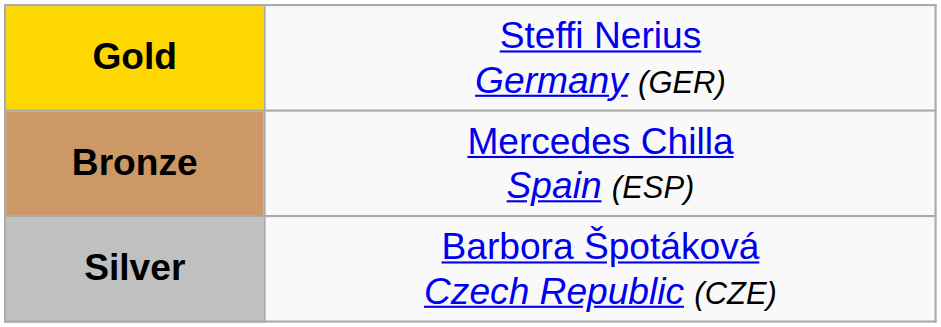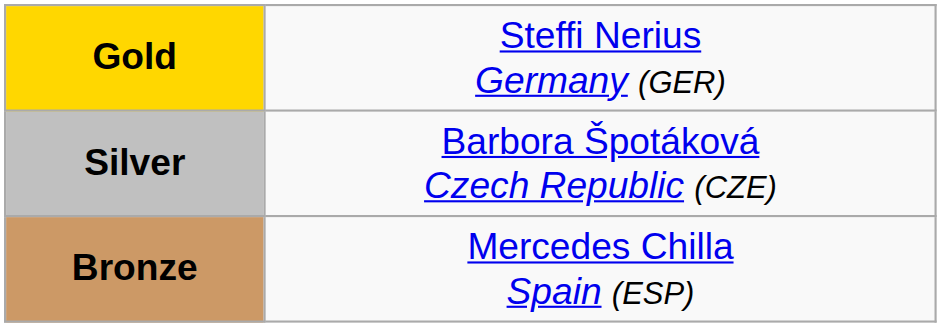rows swapped: (135, 268) <-> (135, 162)
